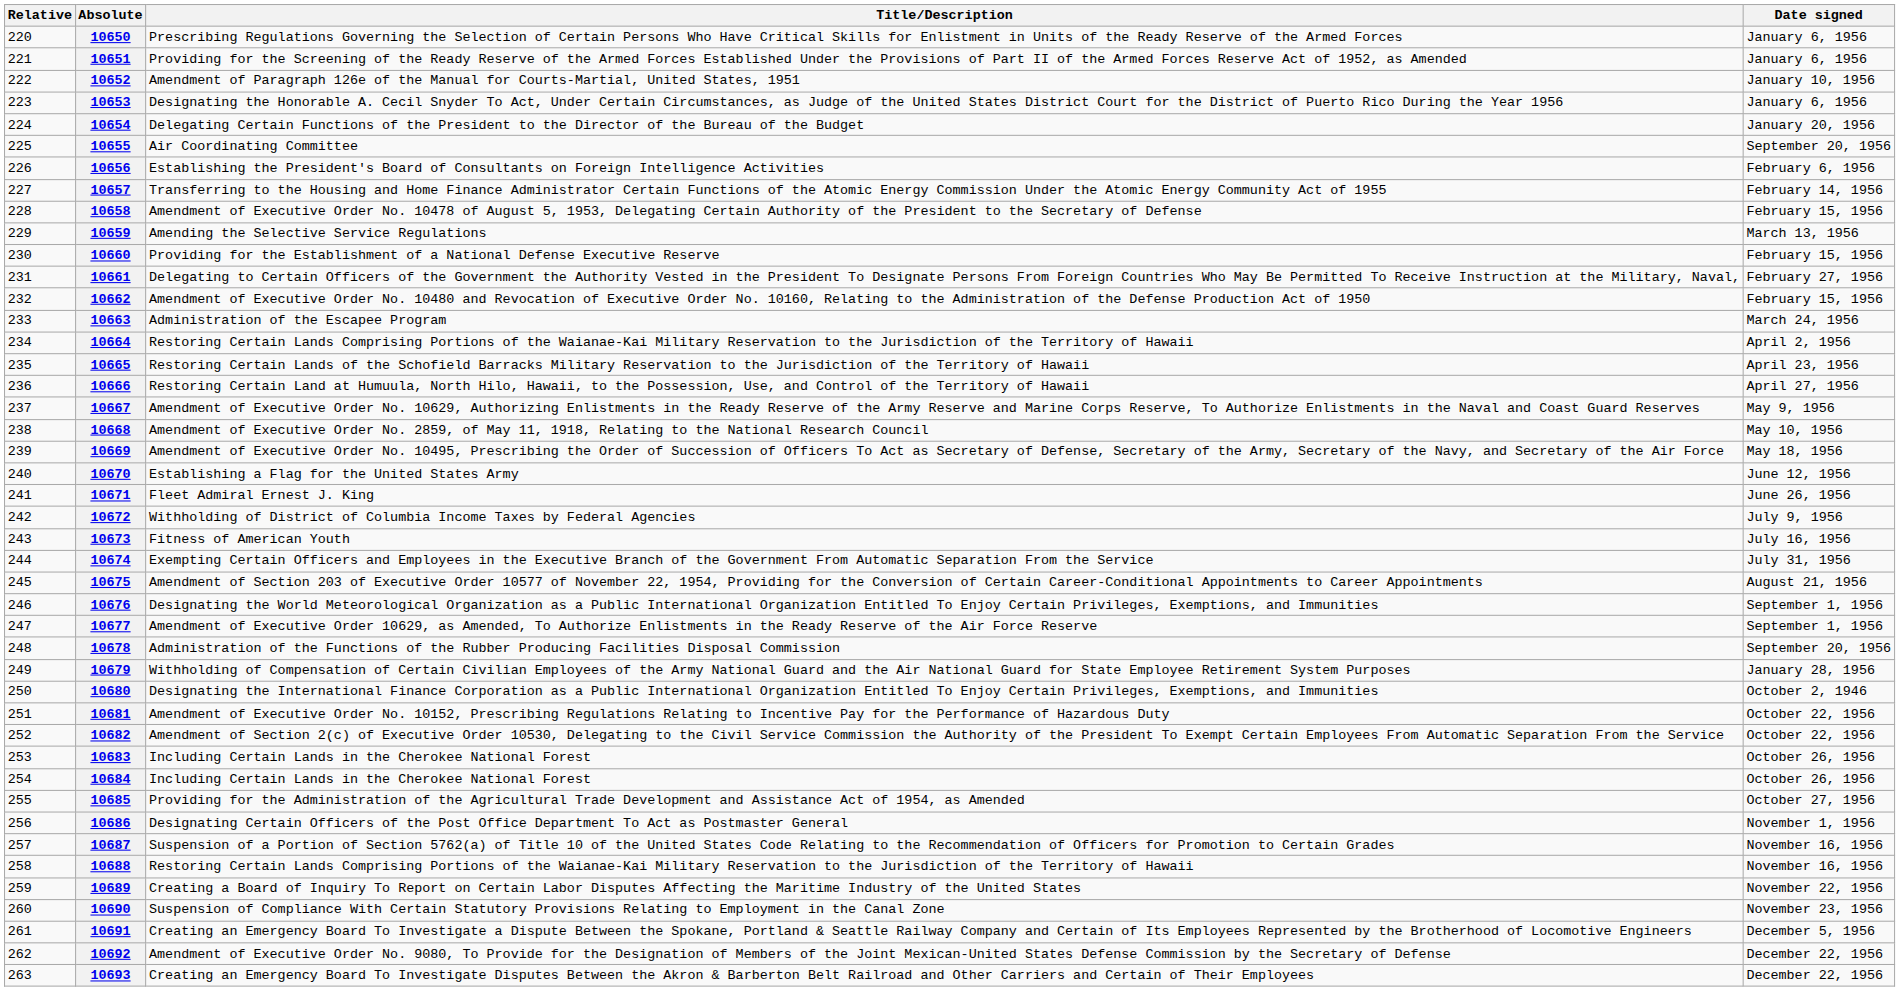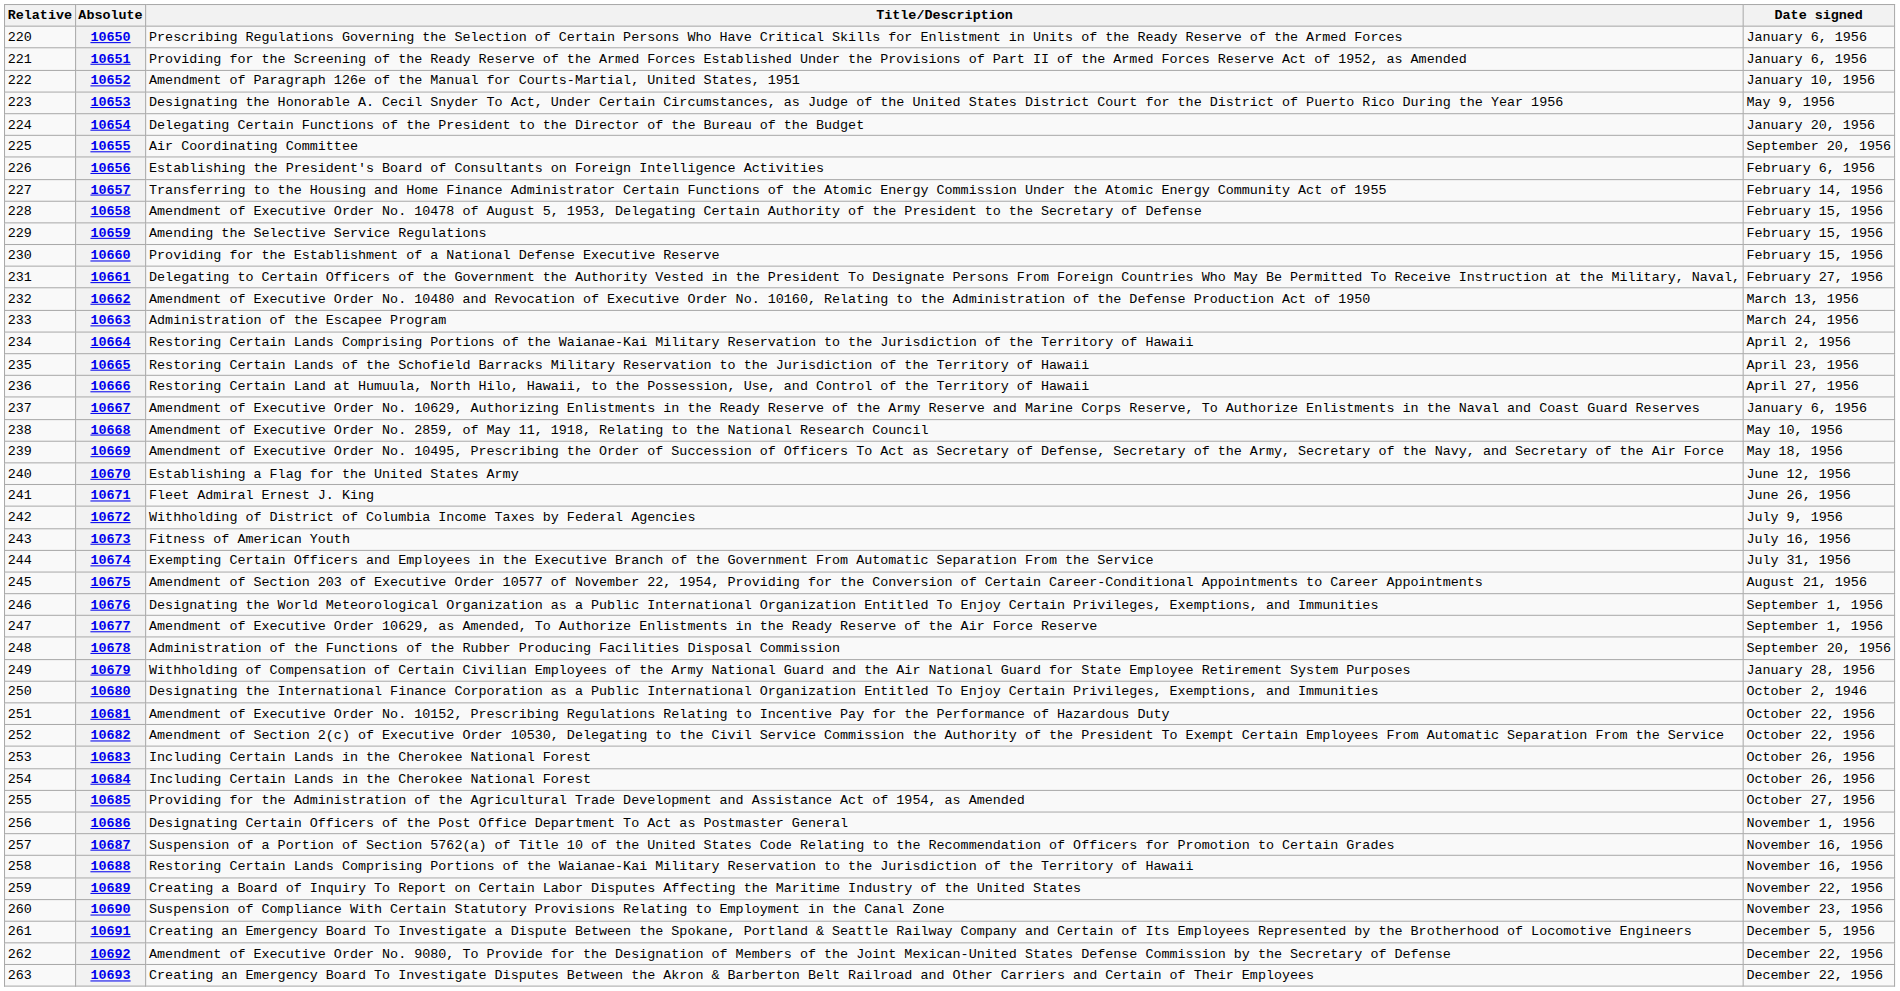(1807, 103) January 6, 1956 -> (1791, 103) May 9, 1956
(1803, 234) March 13, 1956 -> (1815, 234) February 15, 1956
(1815, 299) February 15, 1956 -> (1803, 299) March 13, 1956
(1791, 408) May 9, 1956 -> (1807, 408) January 6, 1956
